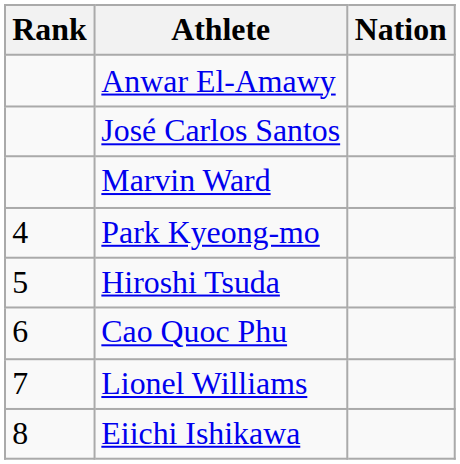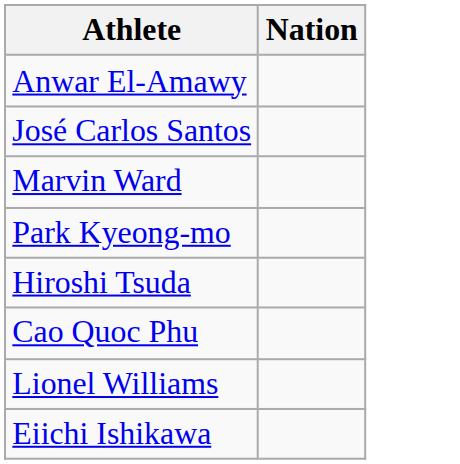- column: (50, 29)
